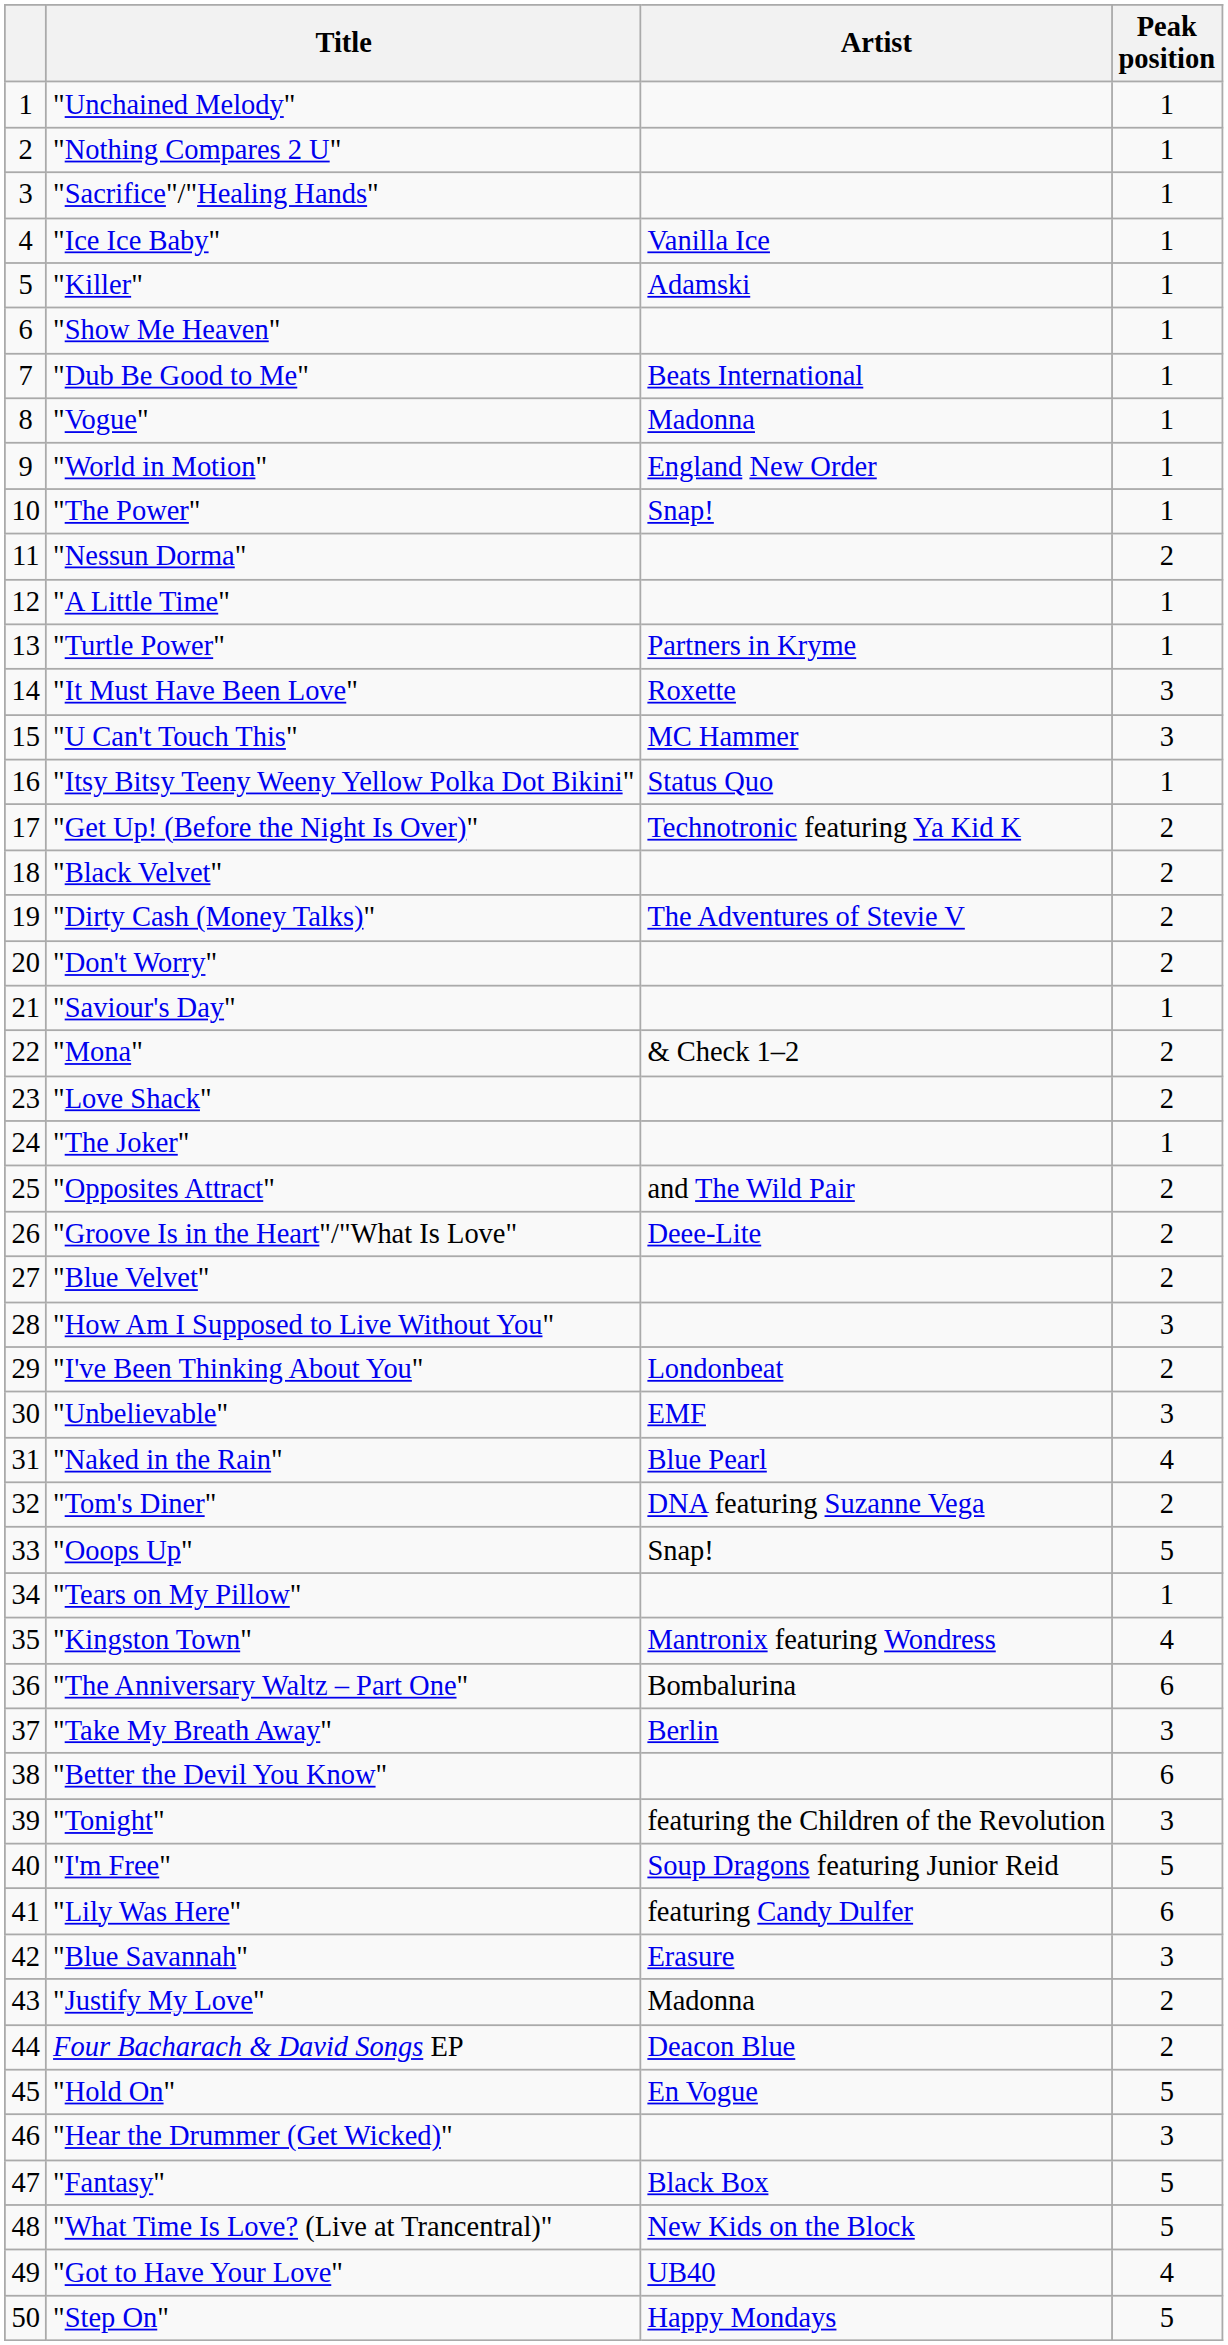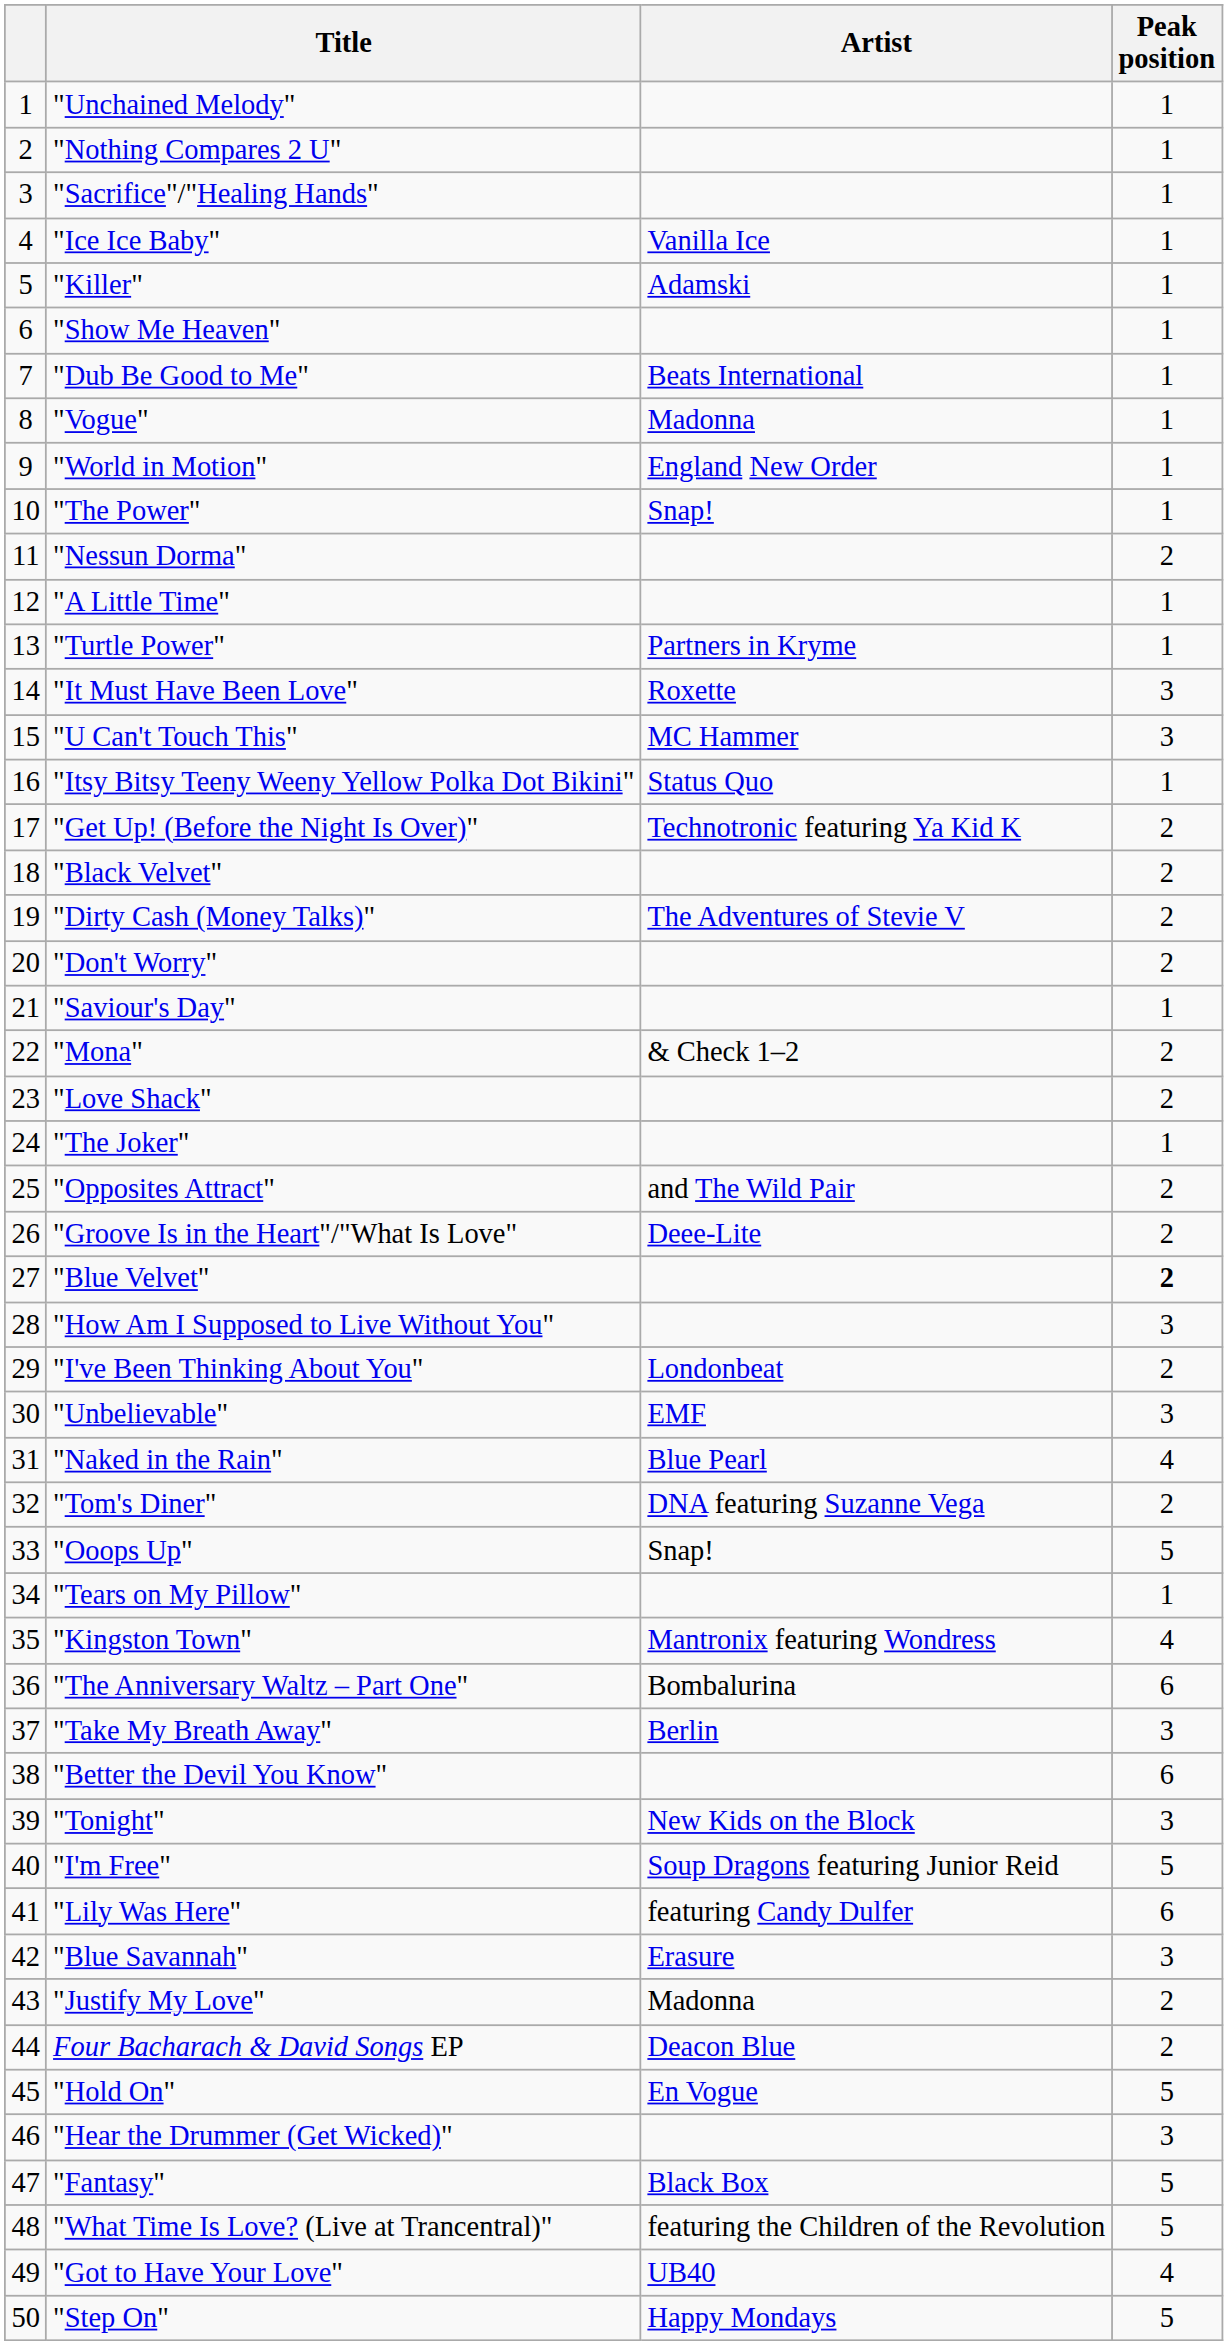(1167, 1278) normal -> (1167, 1278) bold
(876, 1820) featuring the Children of the Revolution -> (781, 1820) New Kids on the Block
(781, 2227) New Kids on the Block -> (876, 2227) featuring the Children of the Revolution
